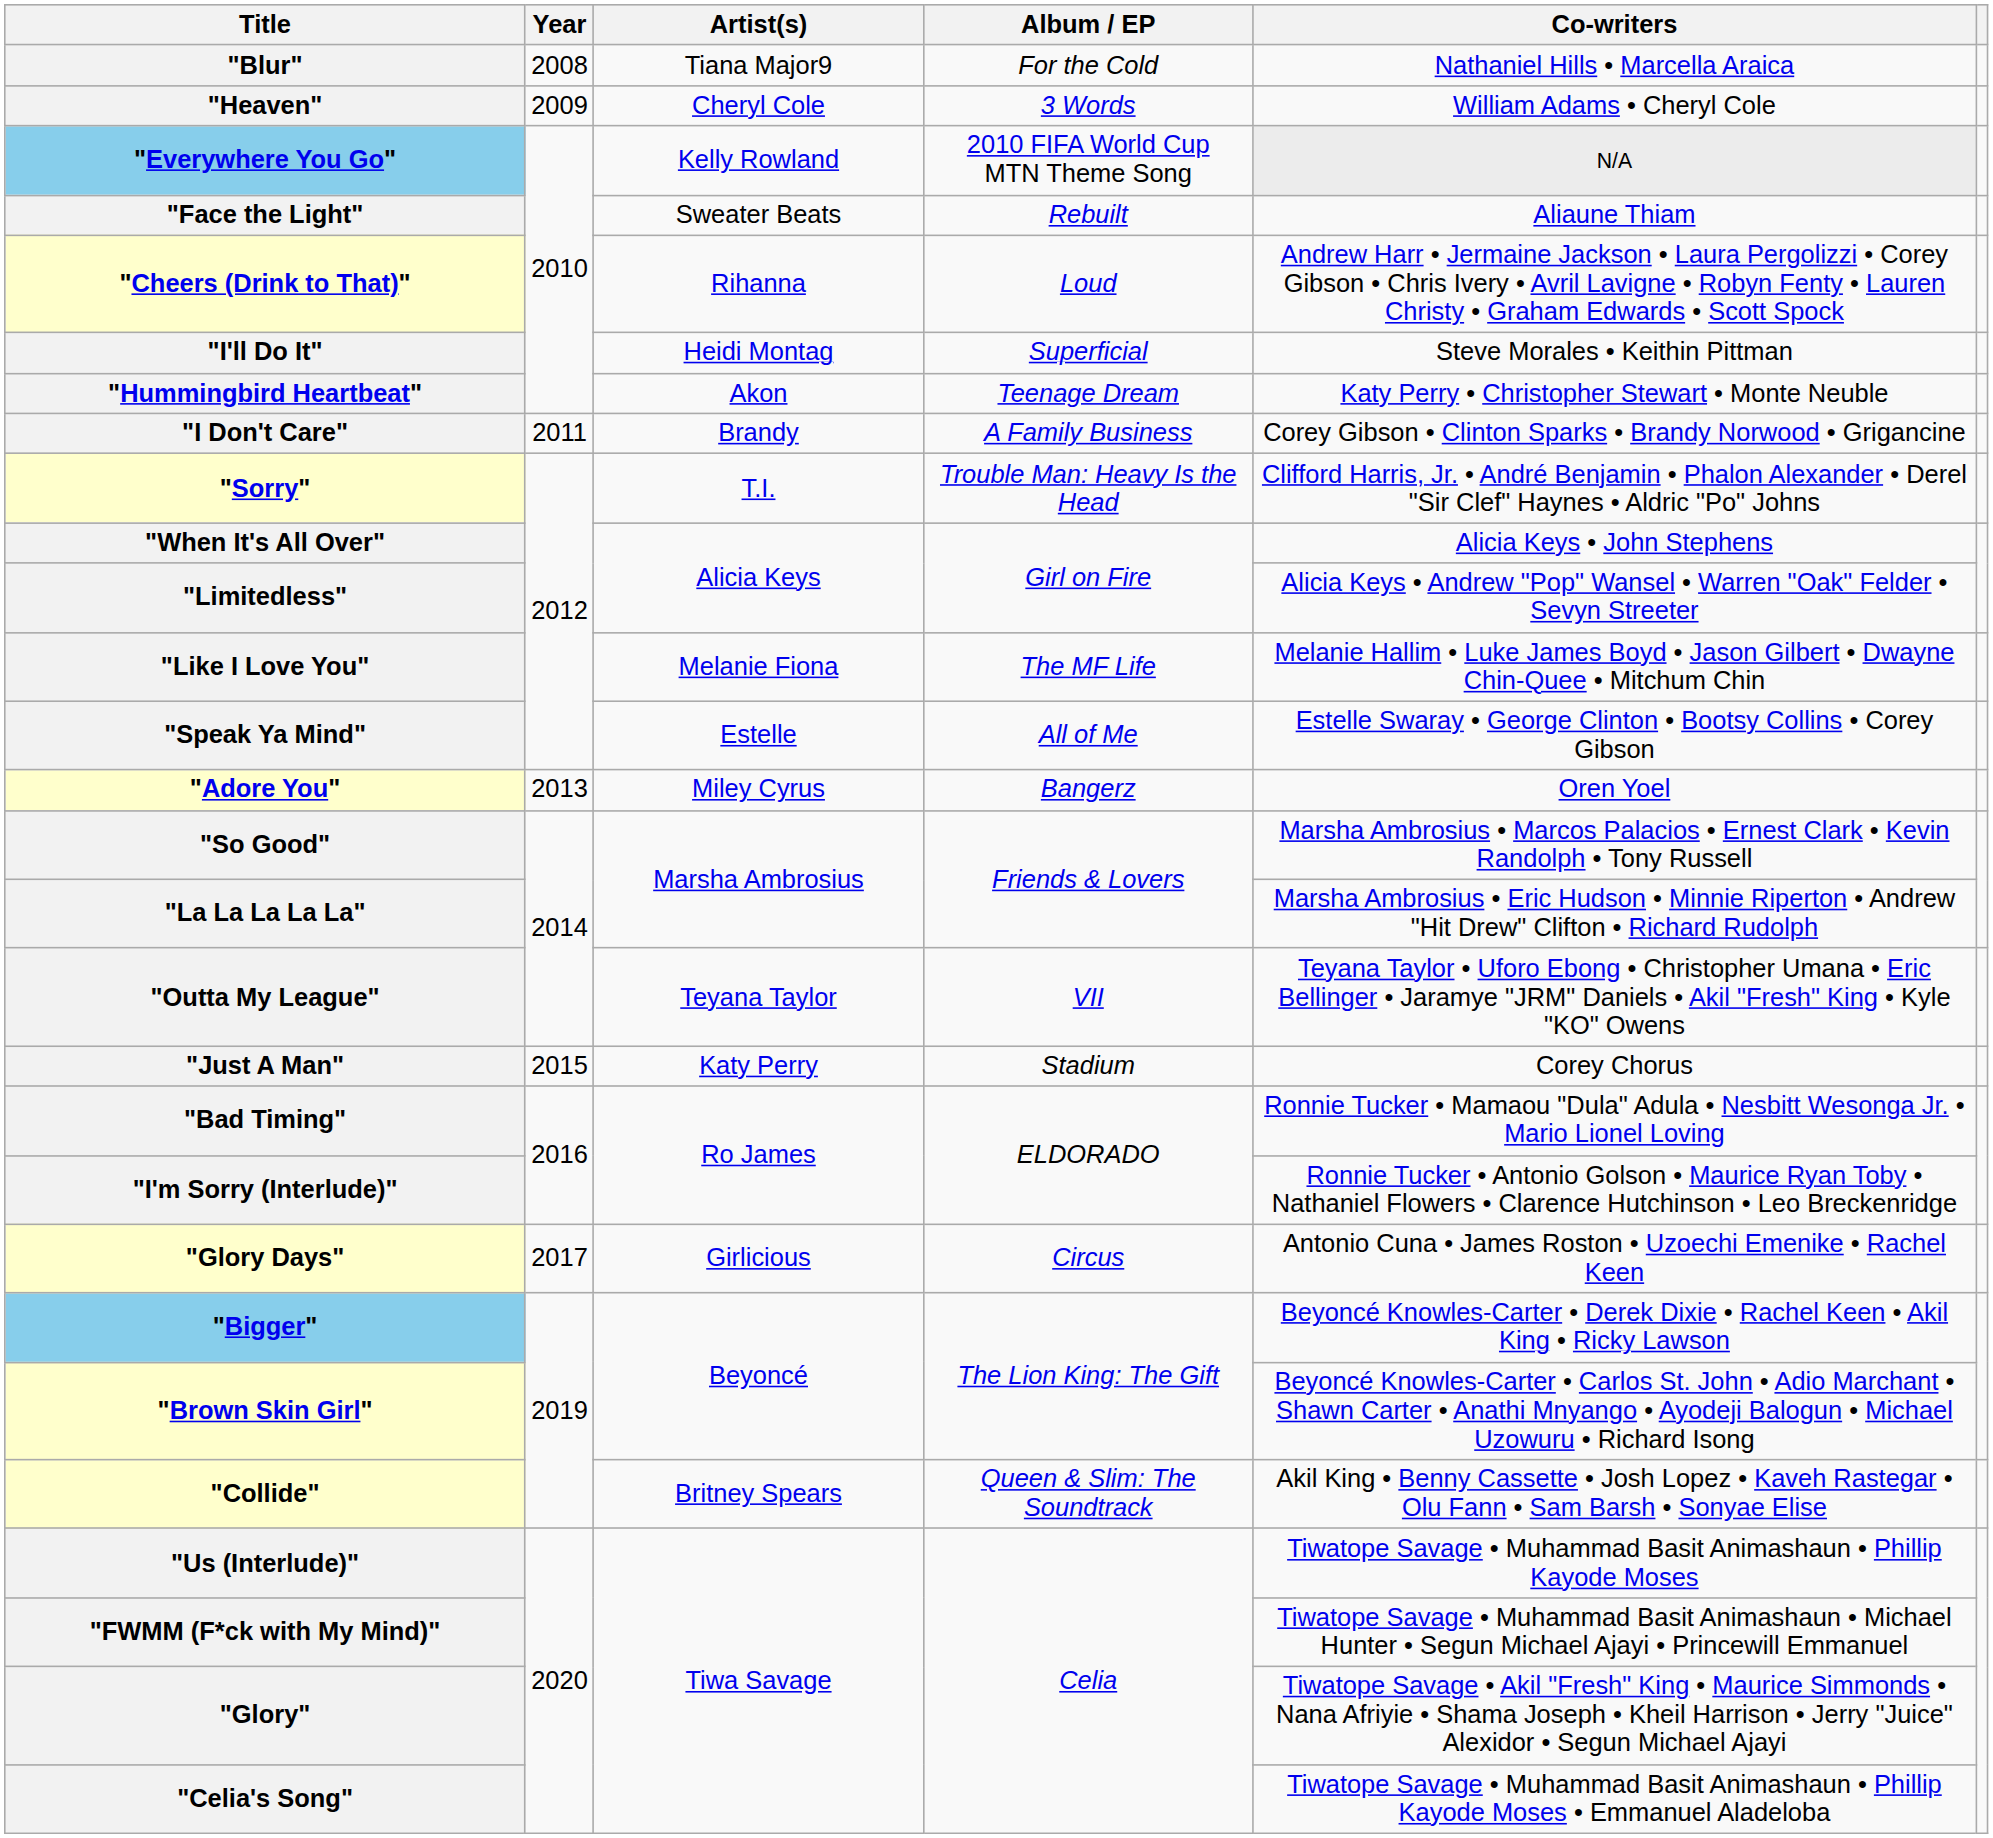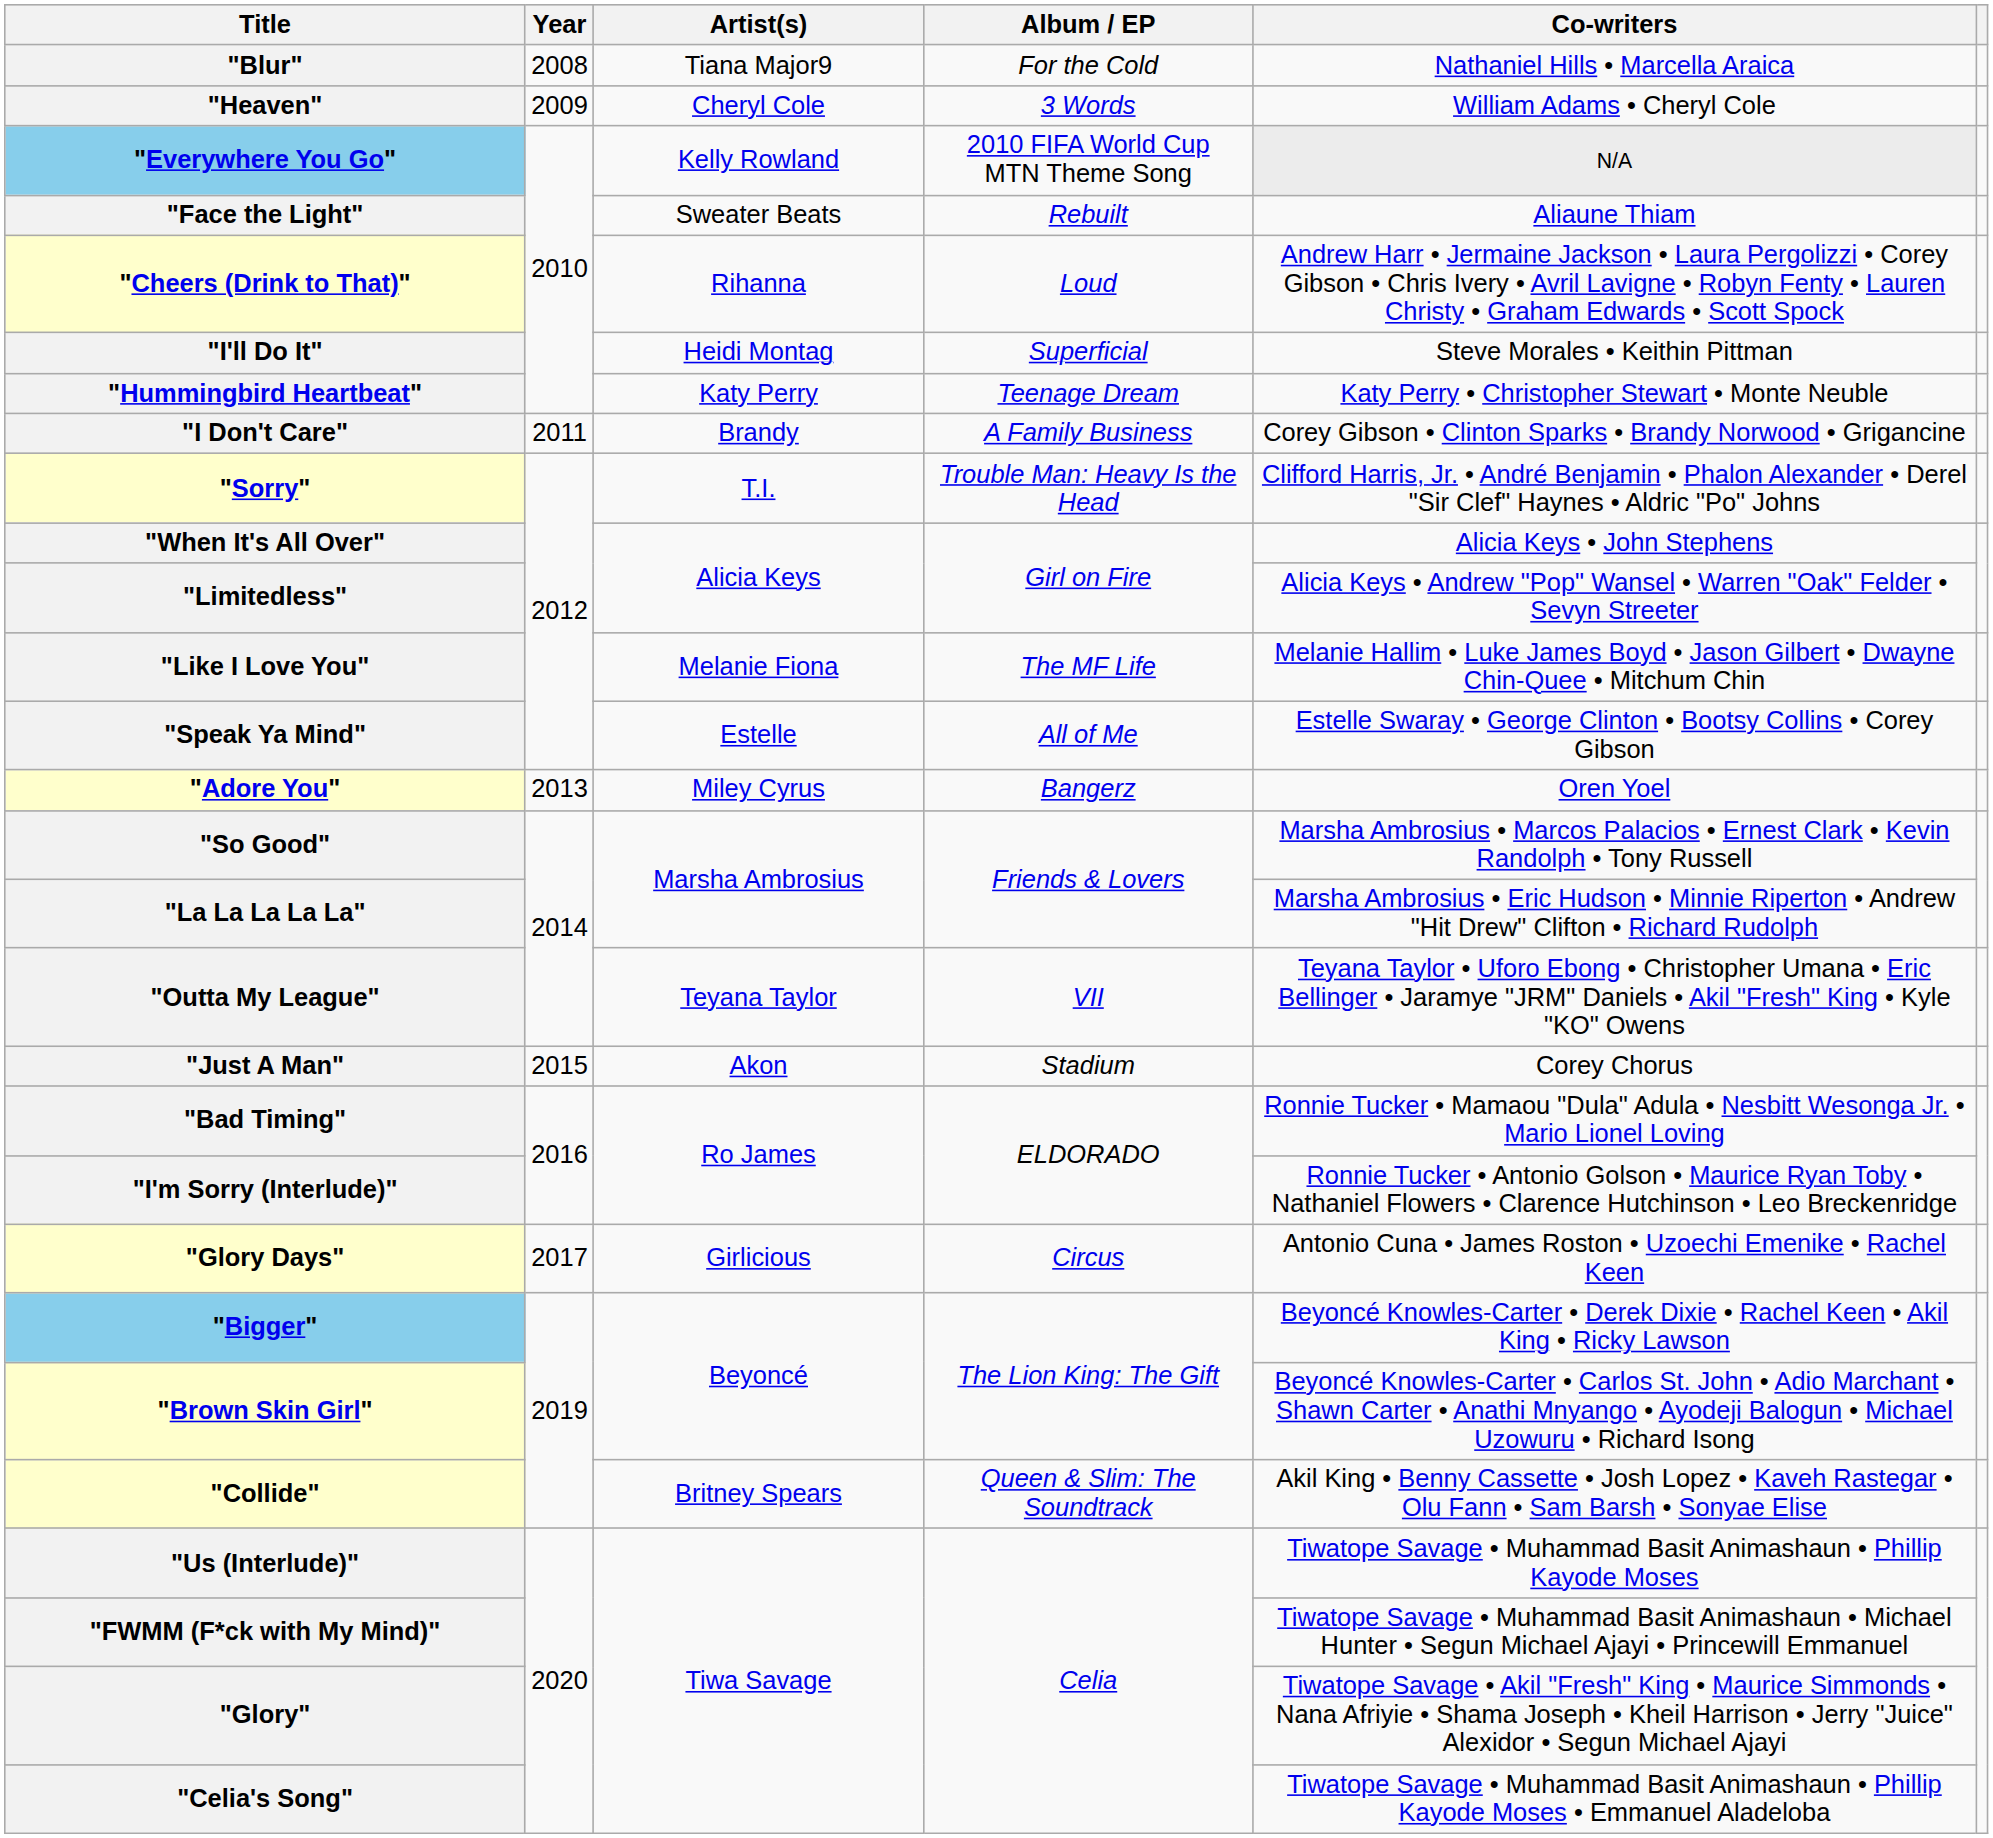(759, 392) Akon -> (759, 392) Katy Perry
(759, 1065) Katy Perry -> (759, 1065) Akon
